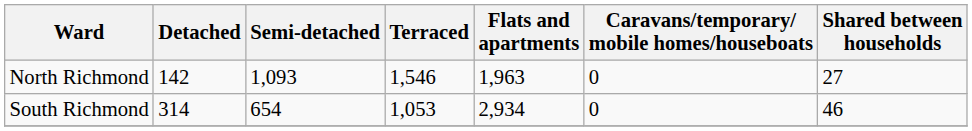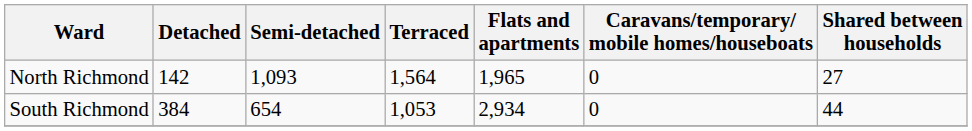(413, 76) 1,546 -> (413, 76) 1,564
(502, 76) 1,963 -> (502, 76) 1,965
(174, 109) 314 -> (174, 109) 384
(833, 109) 46 -> (833, 109) 44
